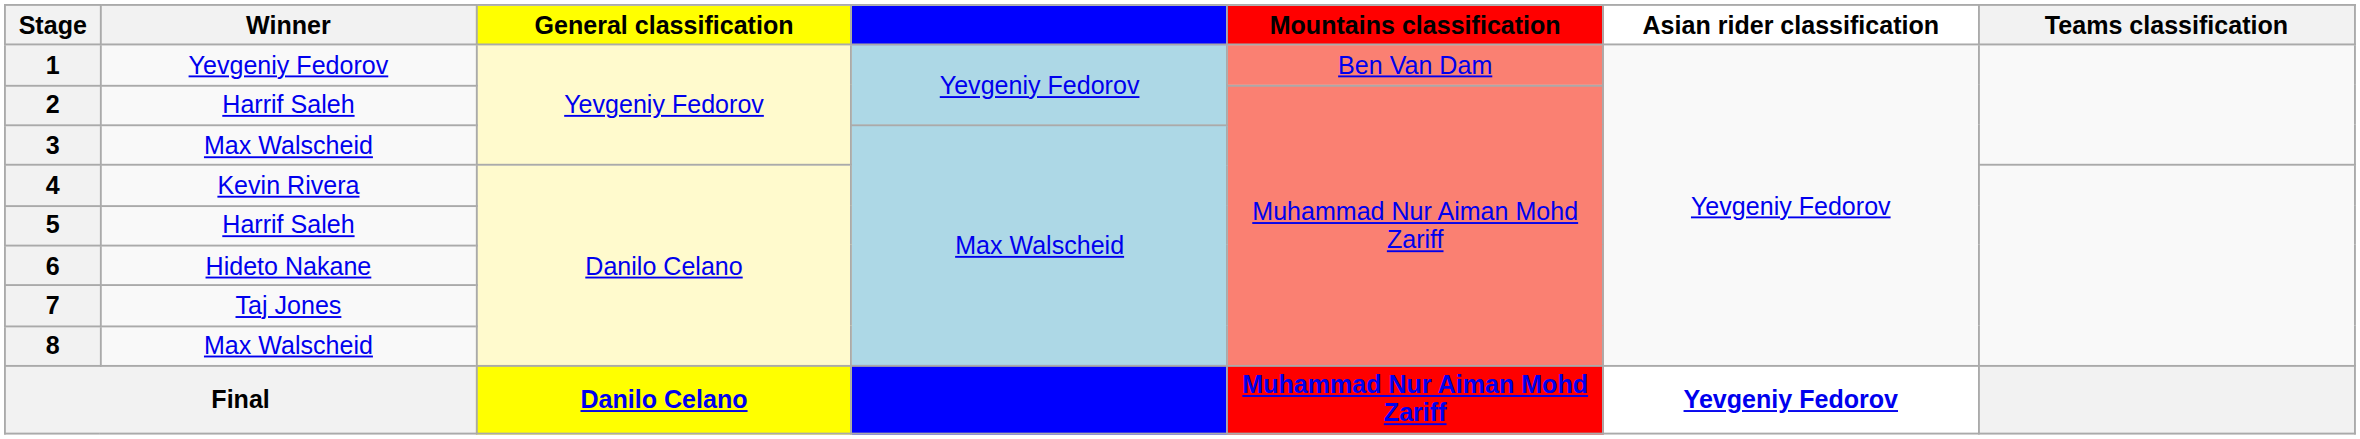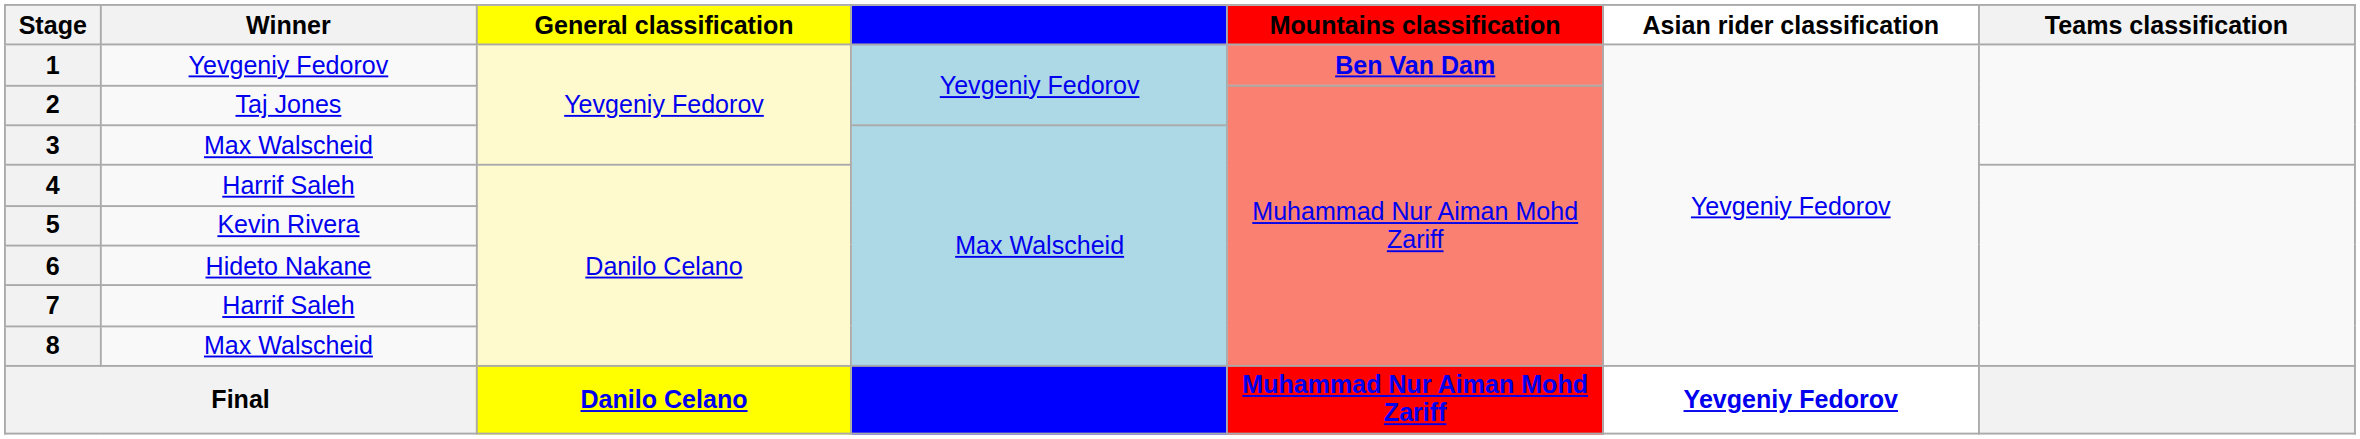(1415, 65) normal -> (1415, 65) bold
(288, 105) Harrif Saleh -> (288, 105) Taj Jones
(288, 186) Kevin Rivera -> (288, 186) Harrif Saleh
(288, 226) Harrif Saleh -> (288, 226) Kevin Rivera
(288, 306) Taj Jones -> (288, 306) Harrif Saleh
